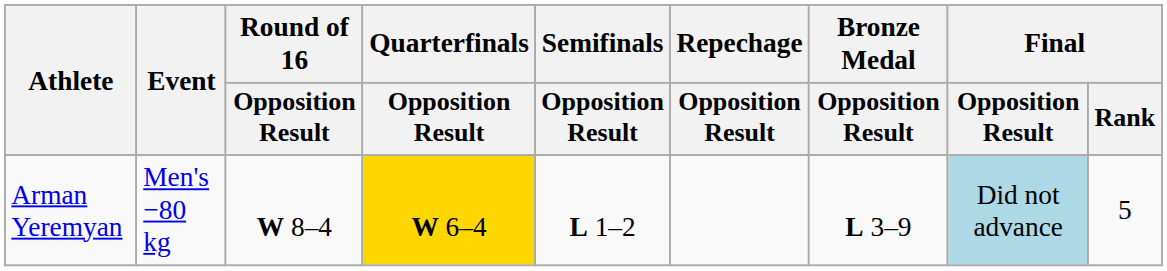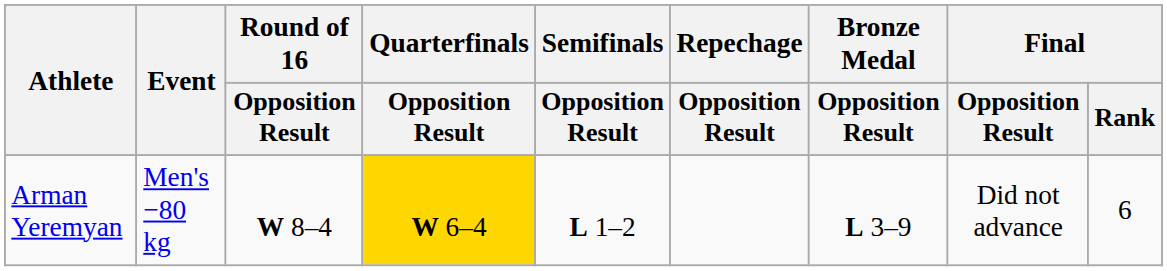(1018, 210) lightblue background -> (1018, 210) no background
(1125, 210) 5 -> (1125, 210) 6
